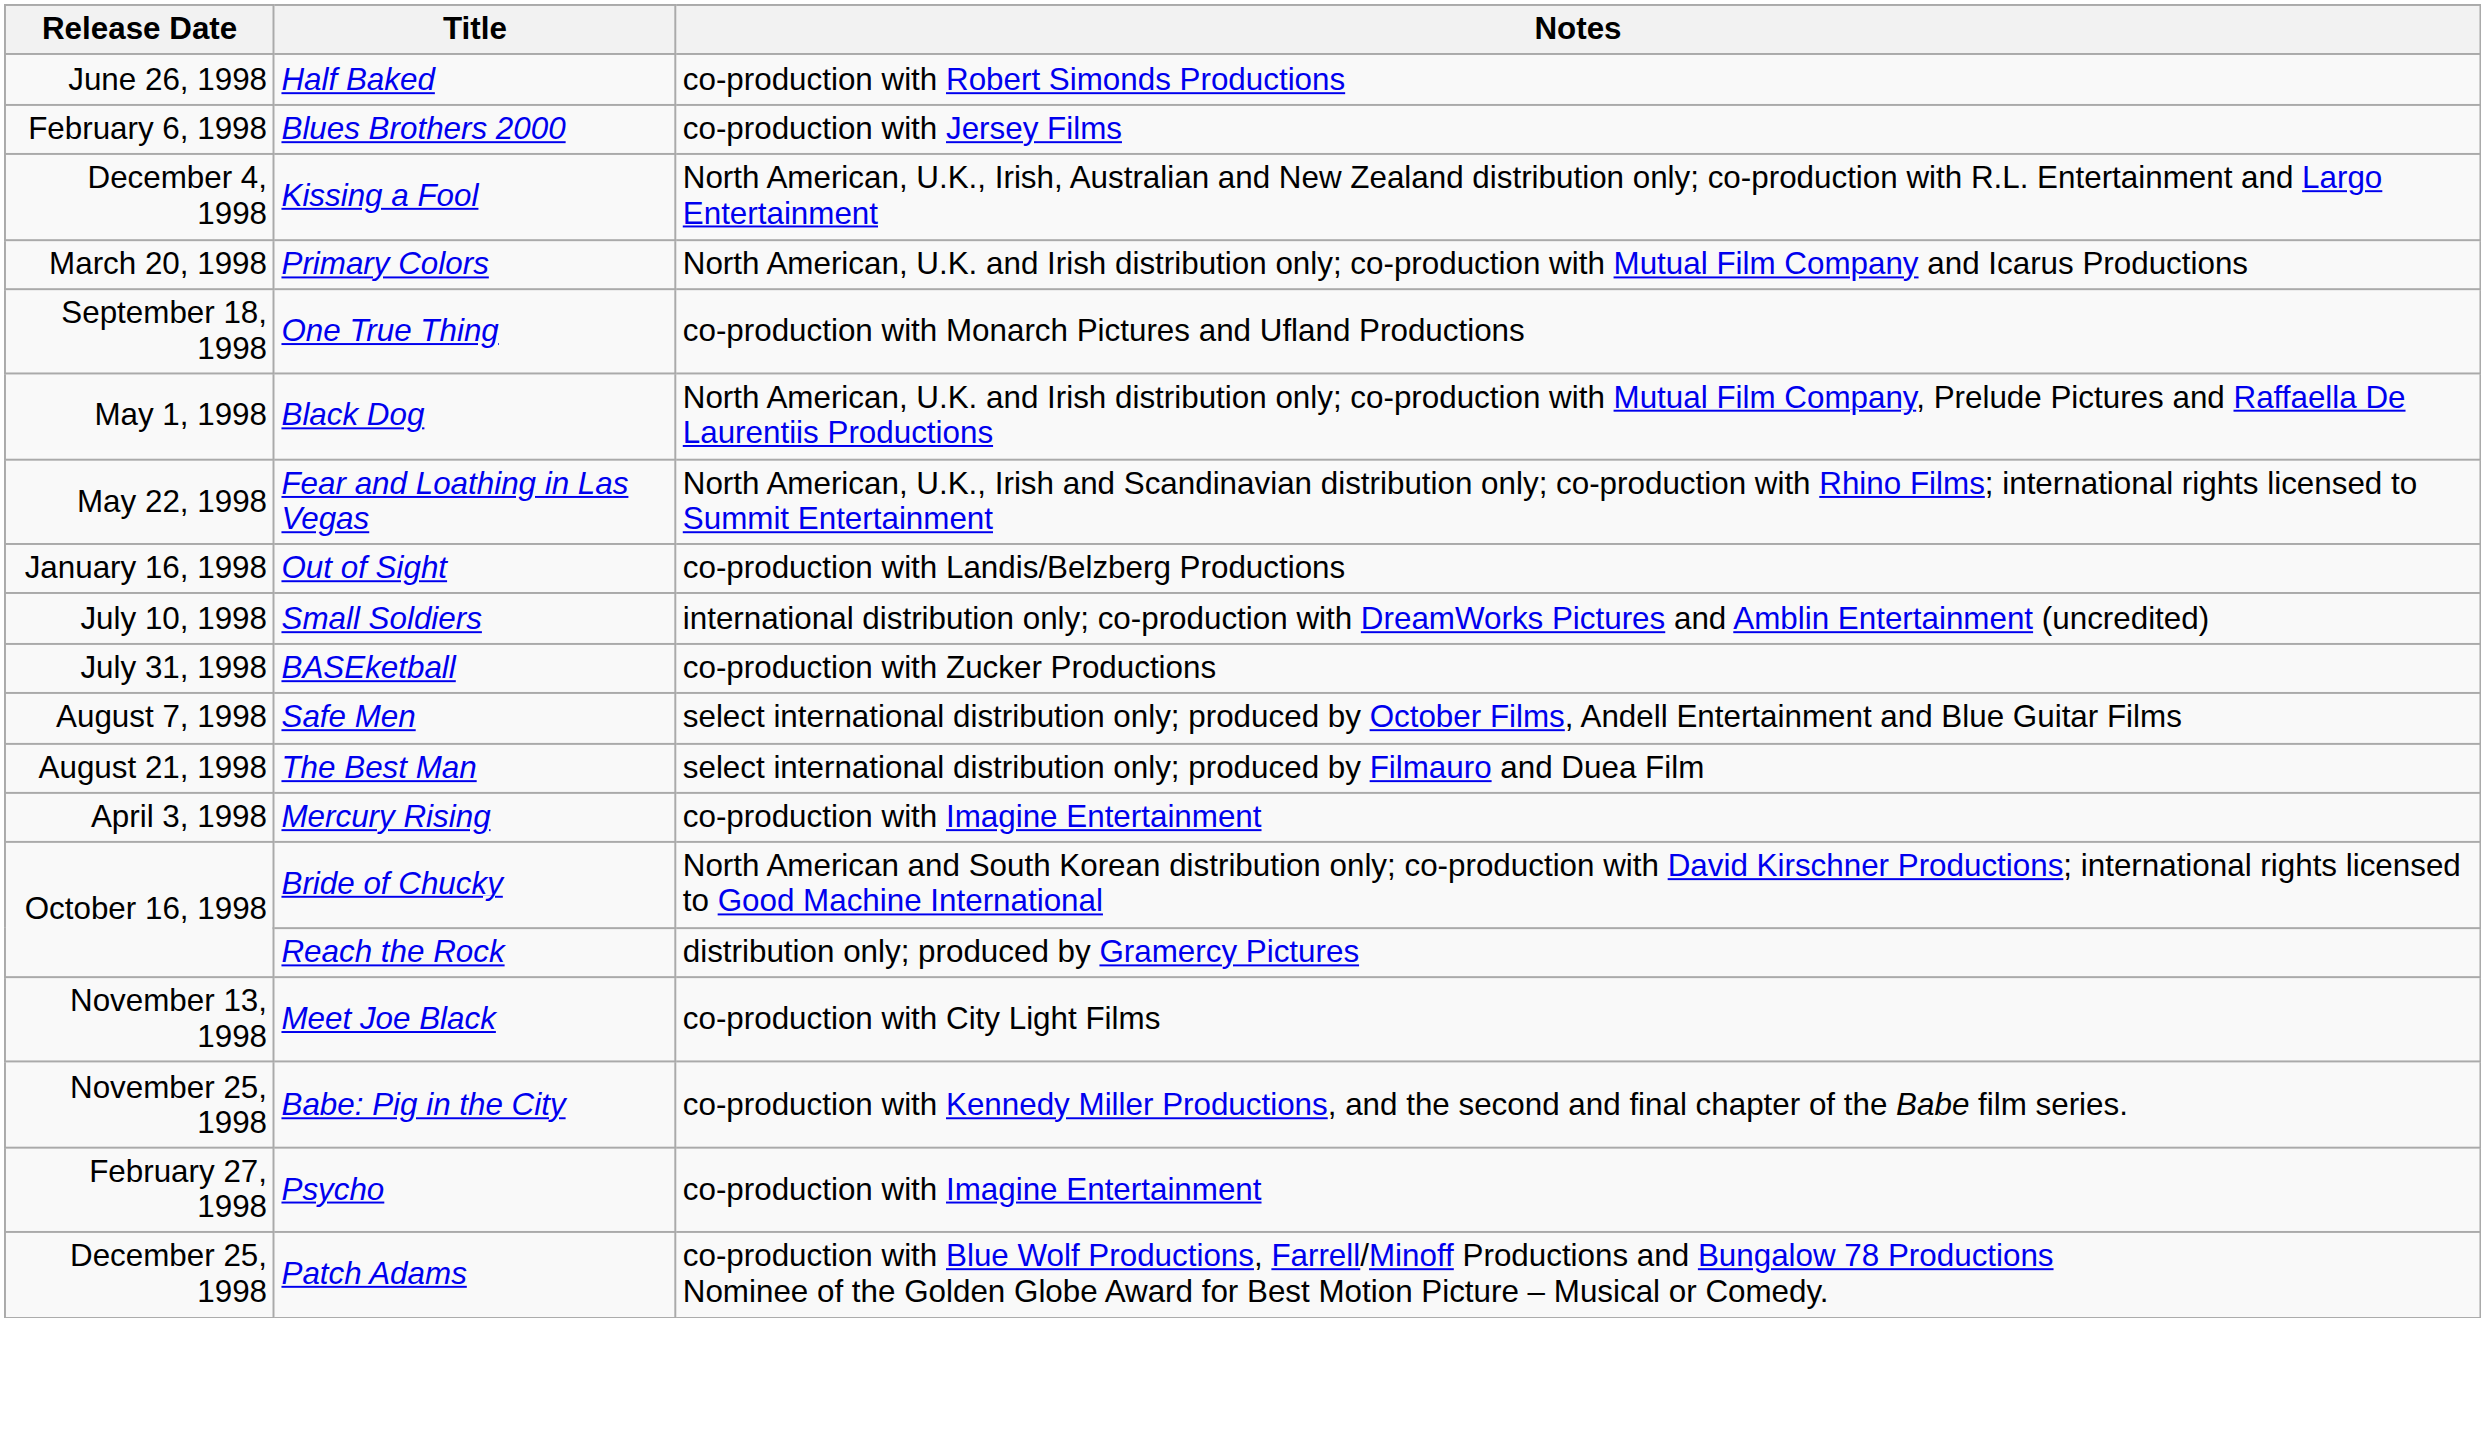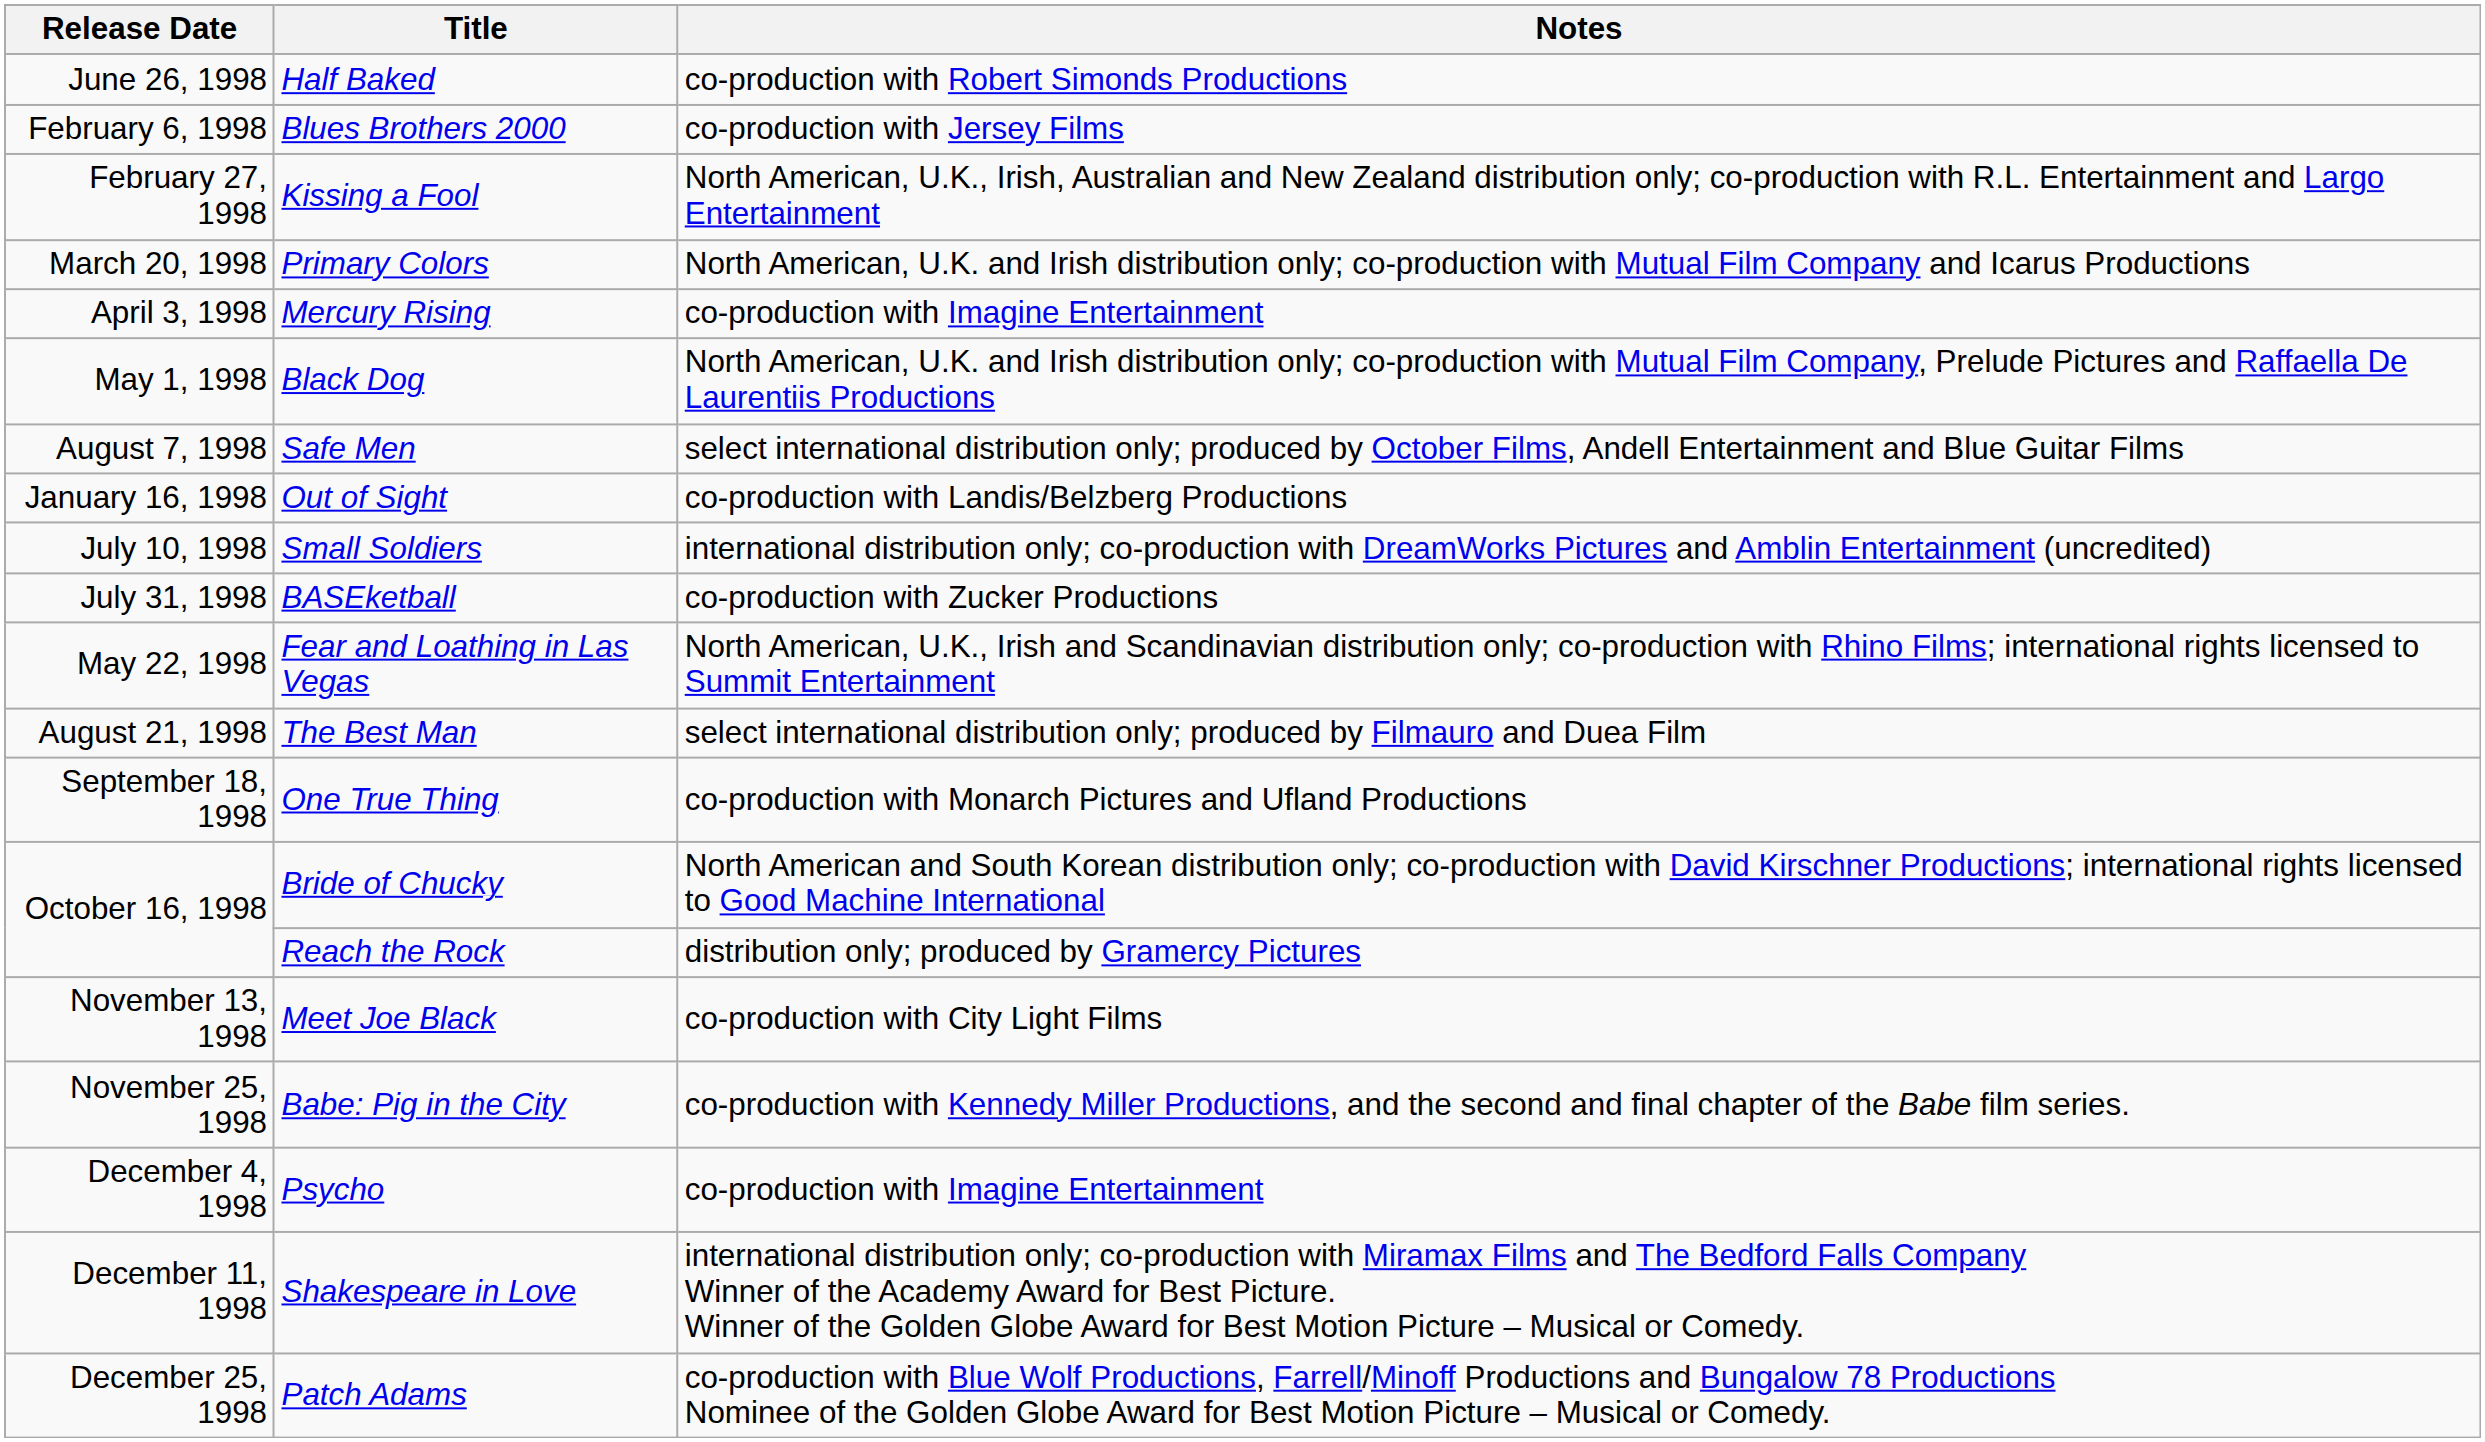(177, 196) December 4, 1998 -> (178, 196) February 27, 1998
rows swapped: (386, 817) <-> (390, 330)
rows swapped: (455, 500) <-> (349, 717)
(178, 1189) February 27, 1998 -> (177, 1189) December 4, 1998
+ row: (429, 1291)
